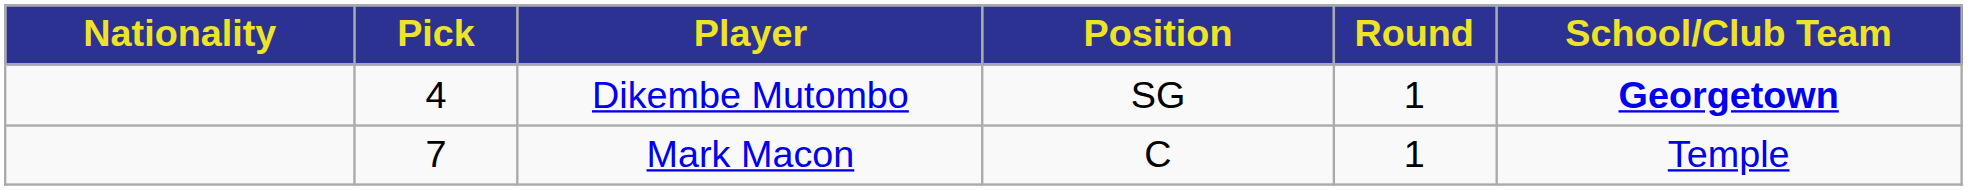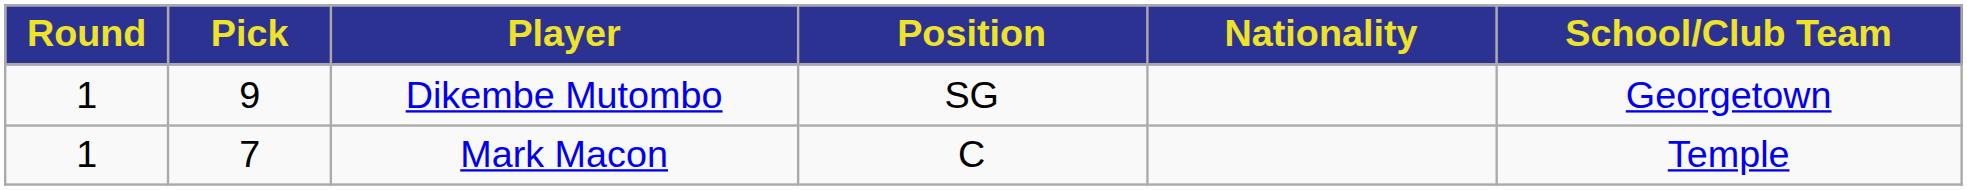columns swapped: (1414, 34) <-> (180, 34)
(436, 94) 4 -> (250, 94) 9
(1729, 94) bold -> (1729, 94) normal
